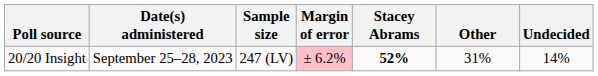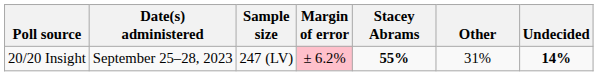(394, 58) 52% -> (394, 58) 55%
(556, 58) normal -> (556, 58) bold
